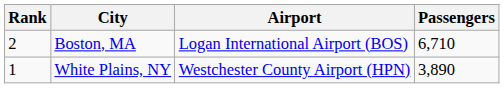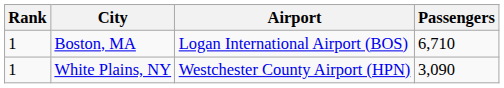(12, 43) 2 -> (12, 43) 1
(437, 69) 3,890 -> (437, 69) 3,090
